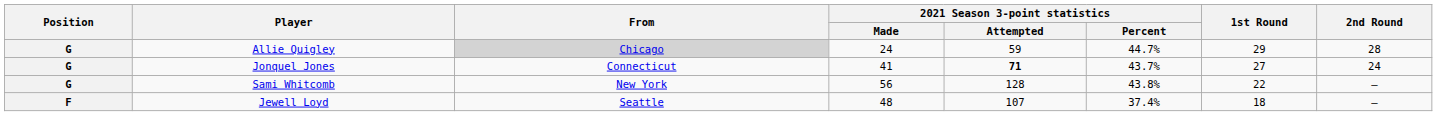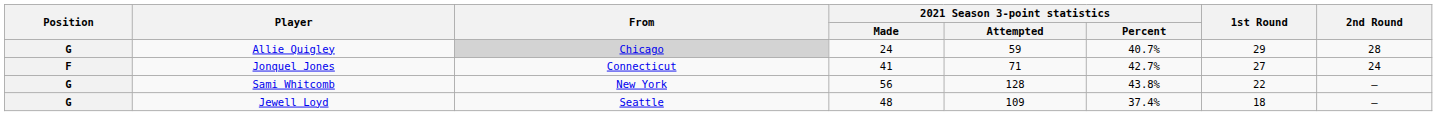(1144, 48) 44.7% -> (1144, 48) 40.7%
(69, 66) G -> (69, 66) F
(1015, 66) bold -> (1015, 66) normal
(1144, 66) 43.7% -> (1144, 66) 42.7%
(69, 101) F -> (69, 101) G
(1015, 101) 107 -> (1015, 101) 109
